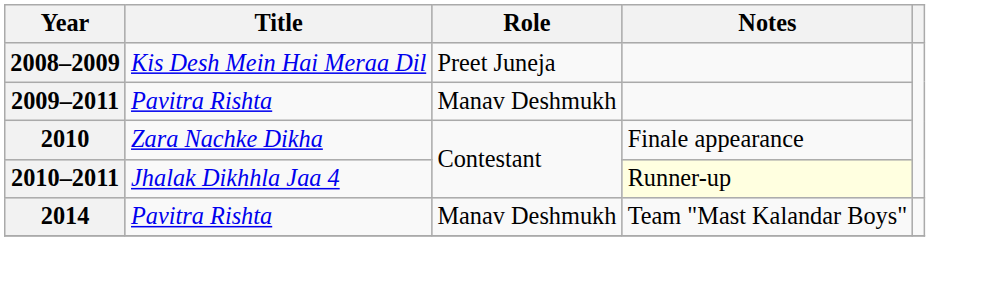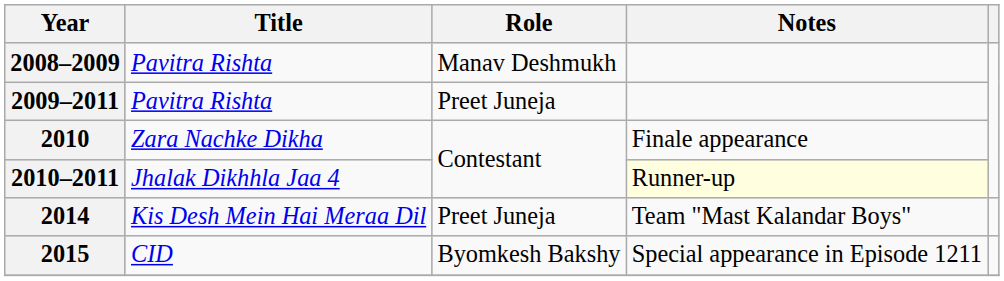(279, 62) Kis Desh Mein Hai Meraa Dil -> (202, 62) Pavitra Rishta
(497, 62) Preet Juneja -> (527, 62) Manav Deshmukh
(527, 100) Manav Deshmukh -> (497, 100) Preet Juneja
(202, 216) Pavitra Rishta -> (279, 216) Kis Desh Mein Hai Meraa Dil
(527, 216) Manav Deshmukh -> (497, 216) Preet Juneja
+ row: (65, 255)
